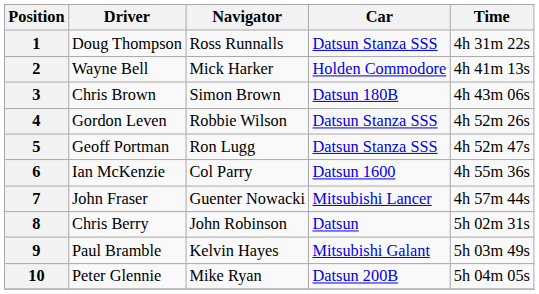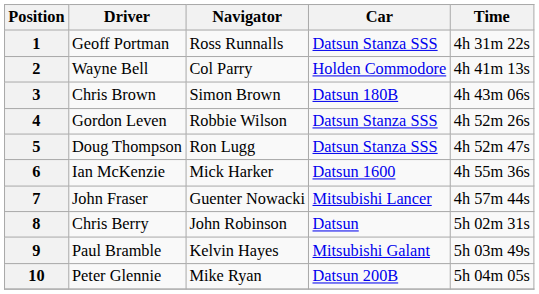(127, 43) Doug Thompson -> (121, 43) Geoff Portman
(231, 69) Mick Harker -> (221, 69) Col Parry
(121, 146) Geoff Portman -> (127, 146) Doug Thompson
(221, 172) Col Parry -> (231, 172) Mick Harker
